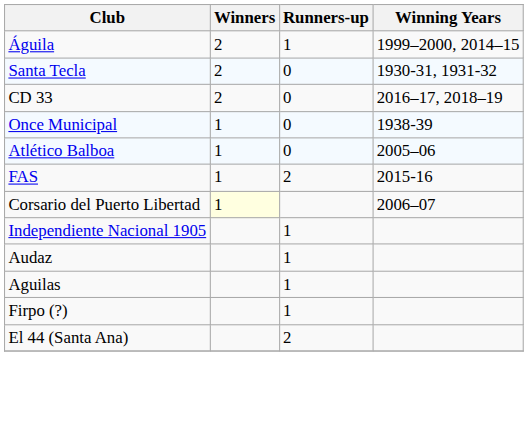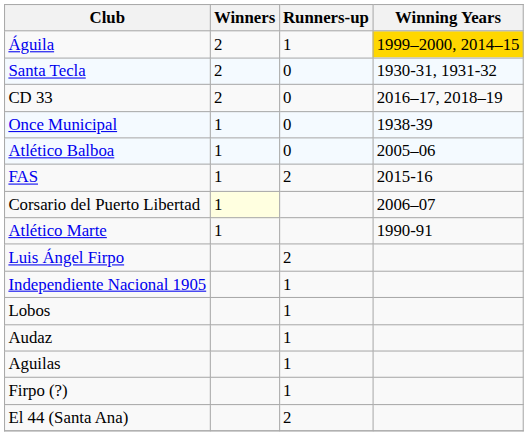(448, 44) no background -> (448, 44) gold background
+ row: (58, 230)
+ row: (66, 257)
+ row: (29, 310)
